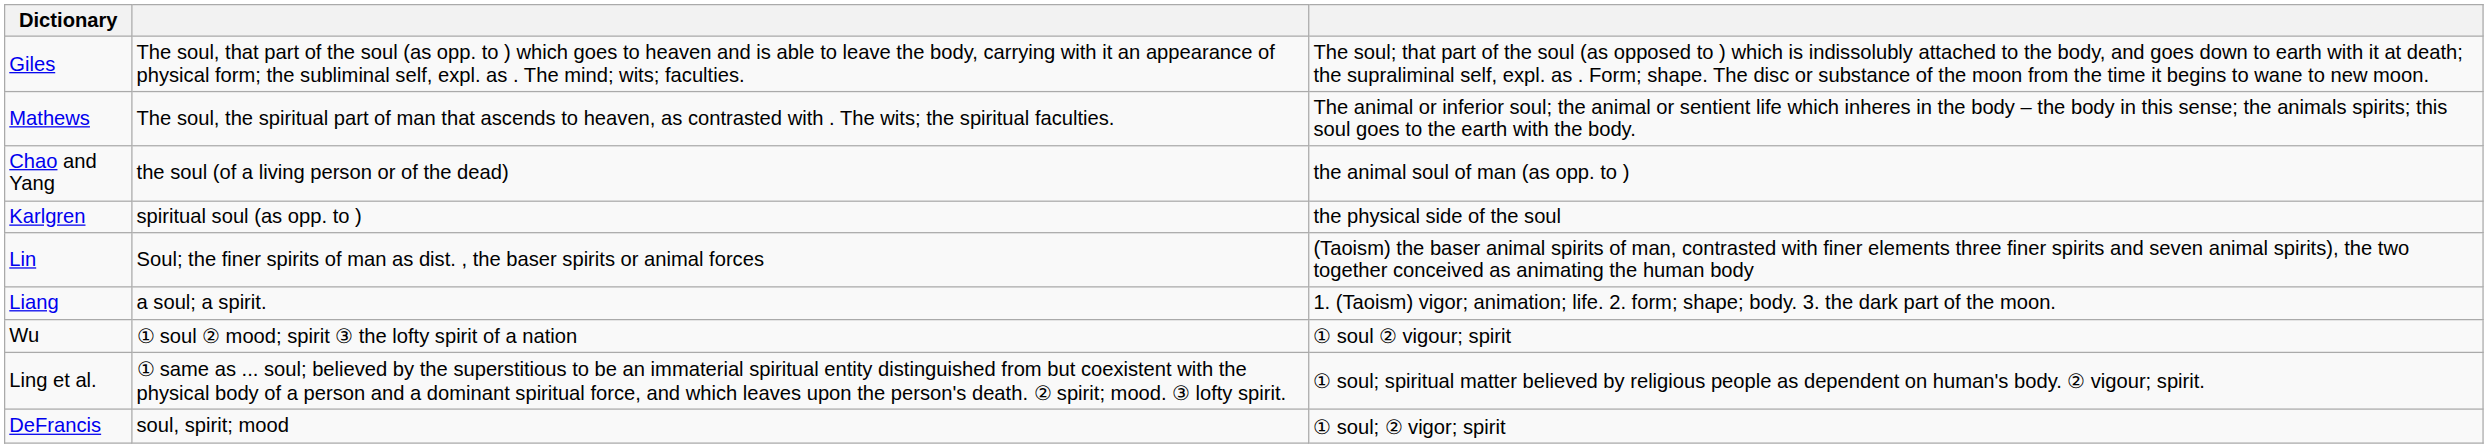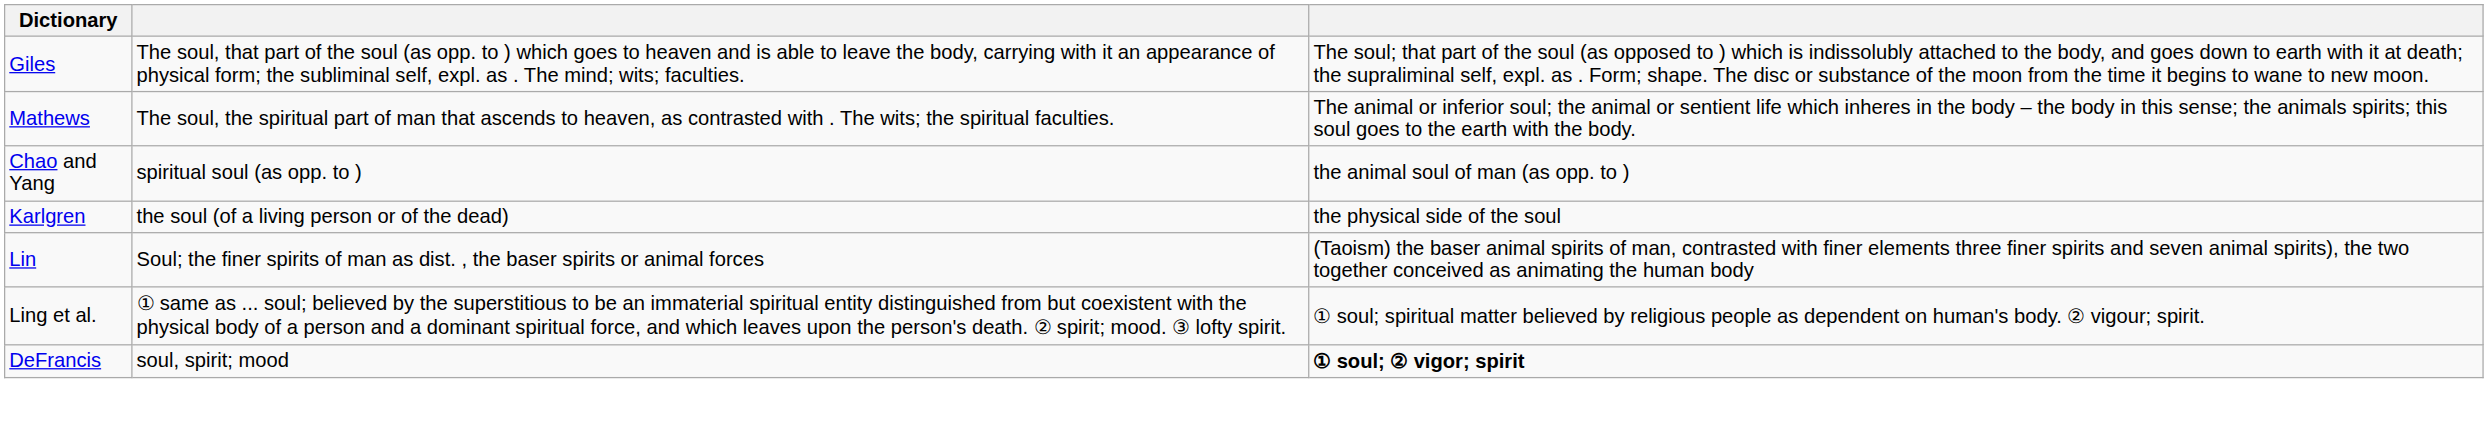(323, 173) the soul (of a living person or of the dead) -> (249, 173) spiritual soul (as opp. to )
(249, 216) spiritual soul (as opp. to ) -> (323, 216) the soul (of a living person or of the dead)
- row: (34, 303)
- row: (24, 335)
(1409, 426) normal -> (1419, 361) bold
